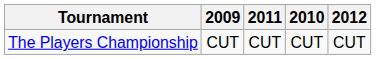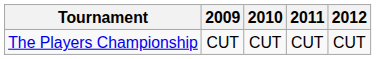columns swapped: (307, 17) <-> (265, 17)
